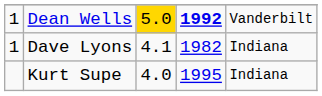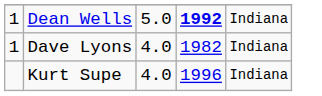(156, 19) gold background -> (156, 19) no background
(271, 19) Vanderbilt -> (259, 19) Indiana
(156, 47) 4.1 -> (156, 47) 4.0
(201, 76) 1995 -> (201, 76) 1996
